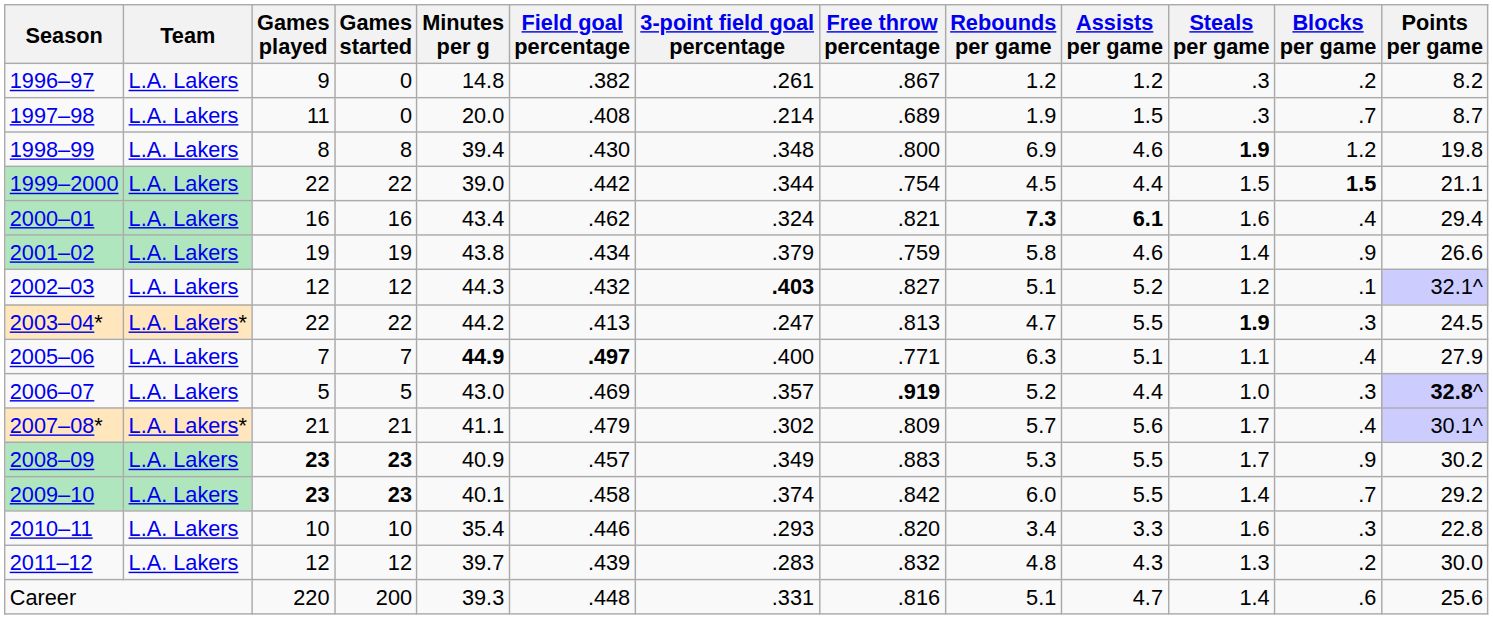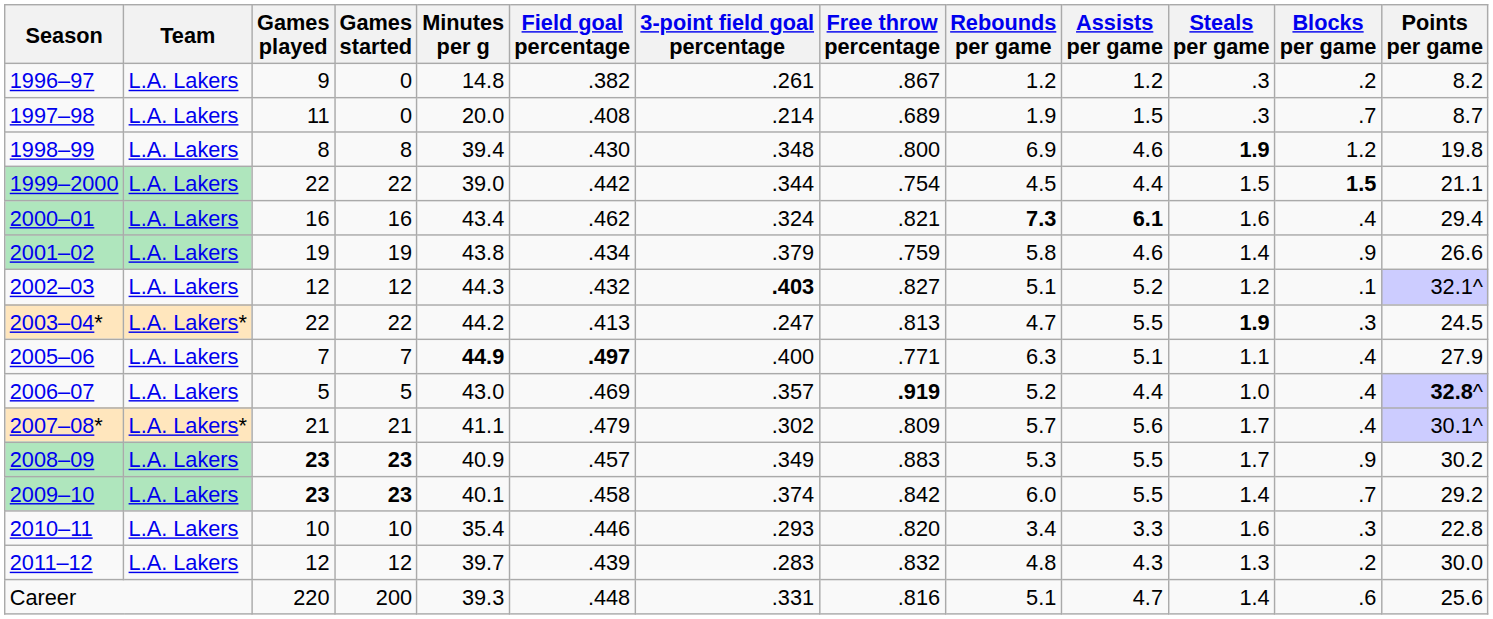(1367, 391) .3 -> (1367, 391) .4
